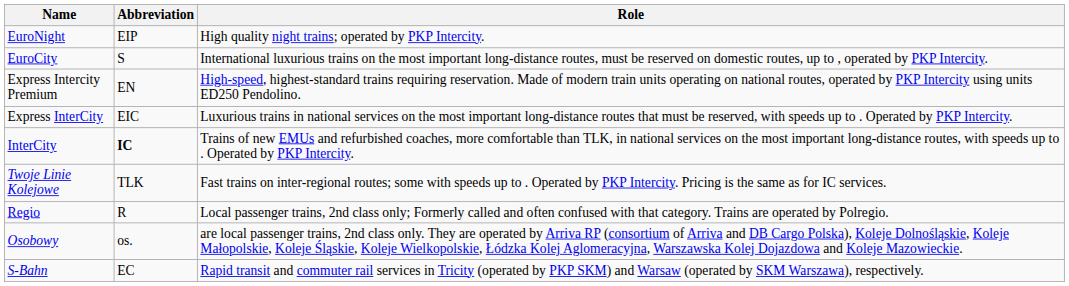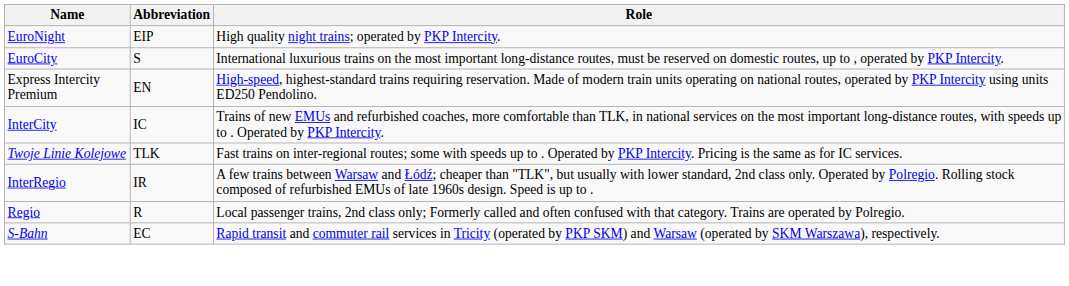- row: (55, 116)
(125, 146) bold -> (140, 124) normal
+ row: (37, 182)
- row: (33, 241)
